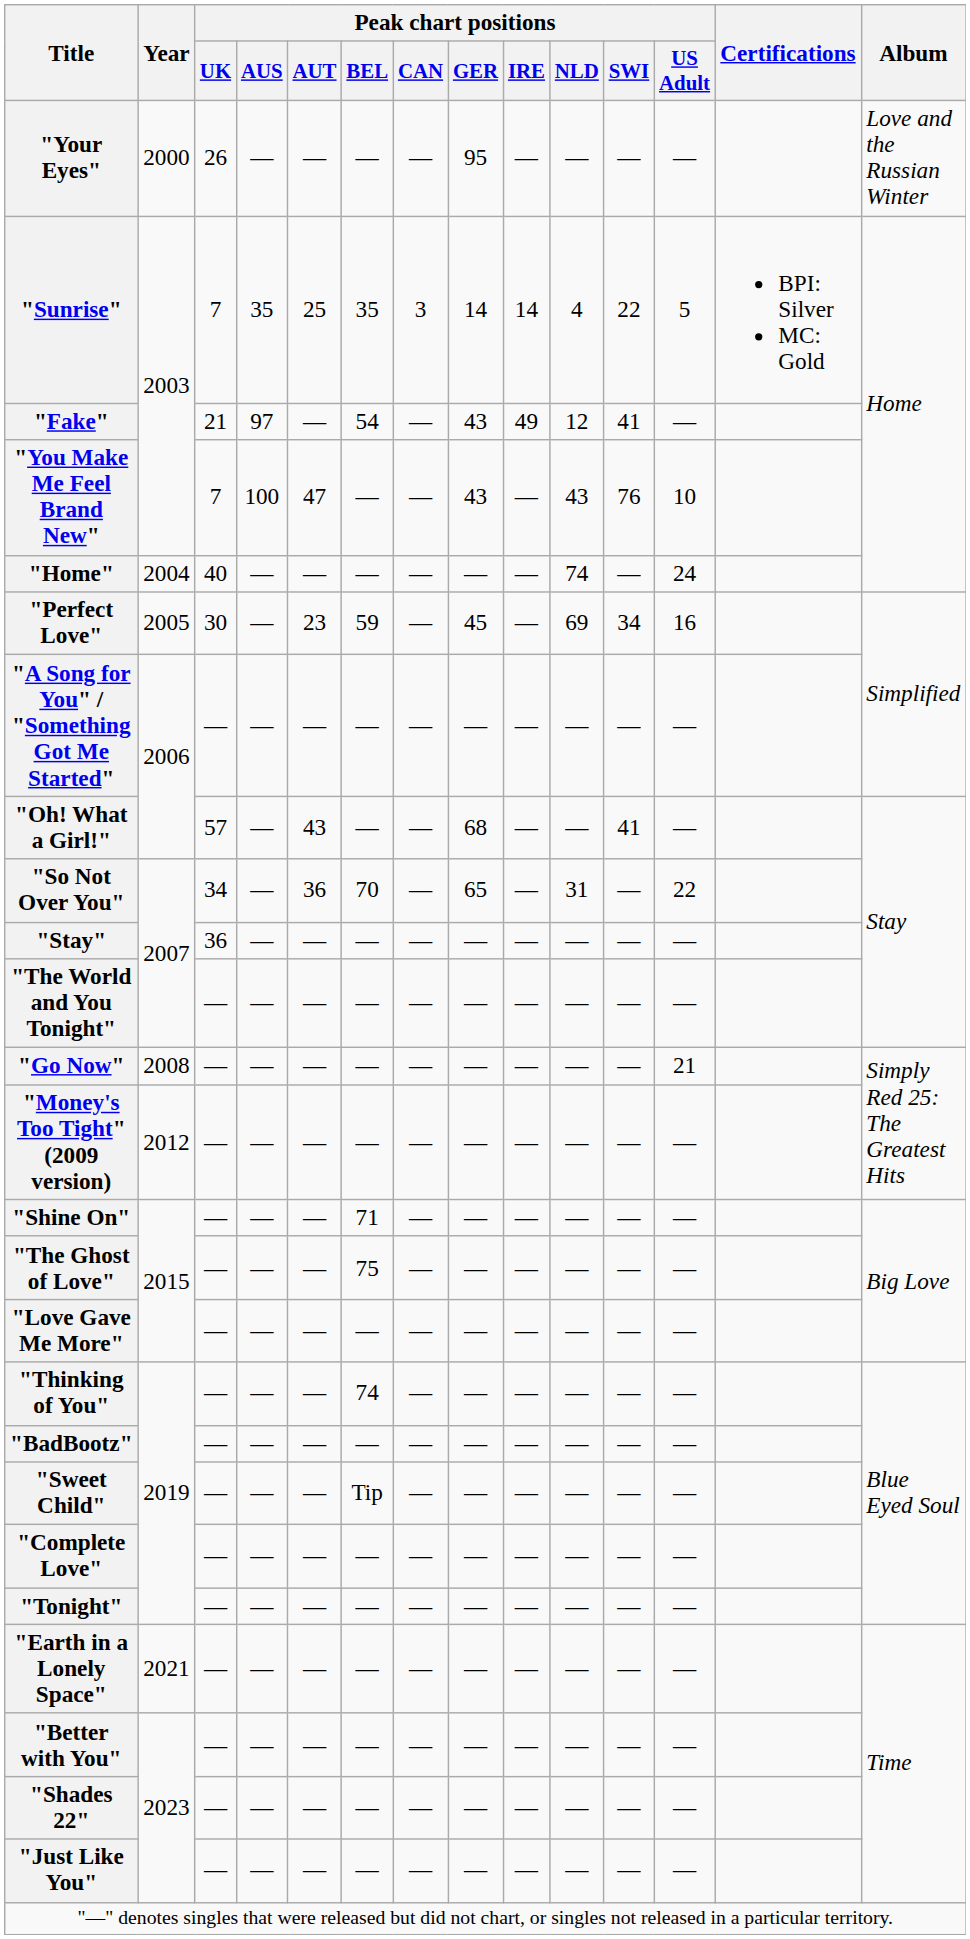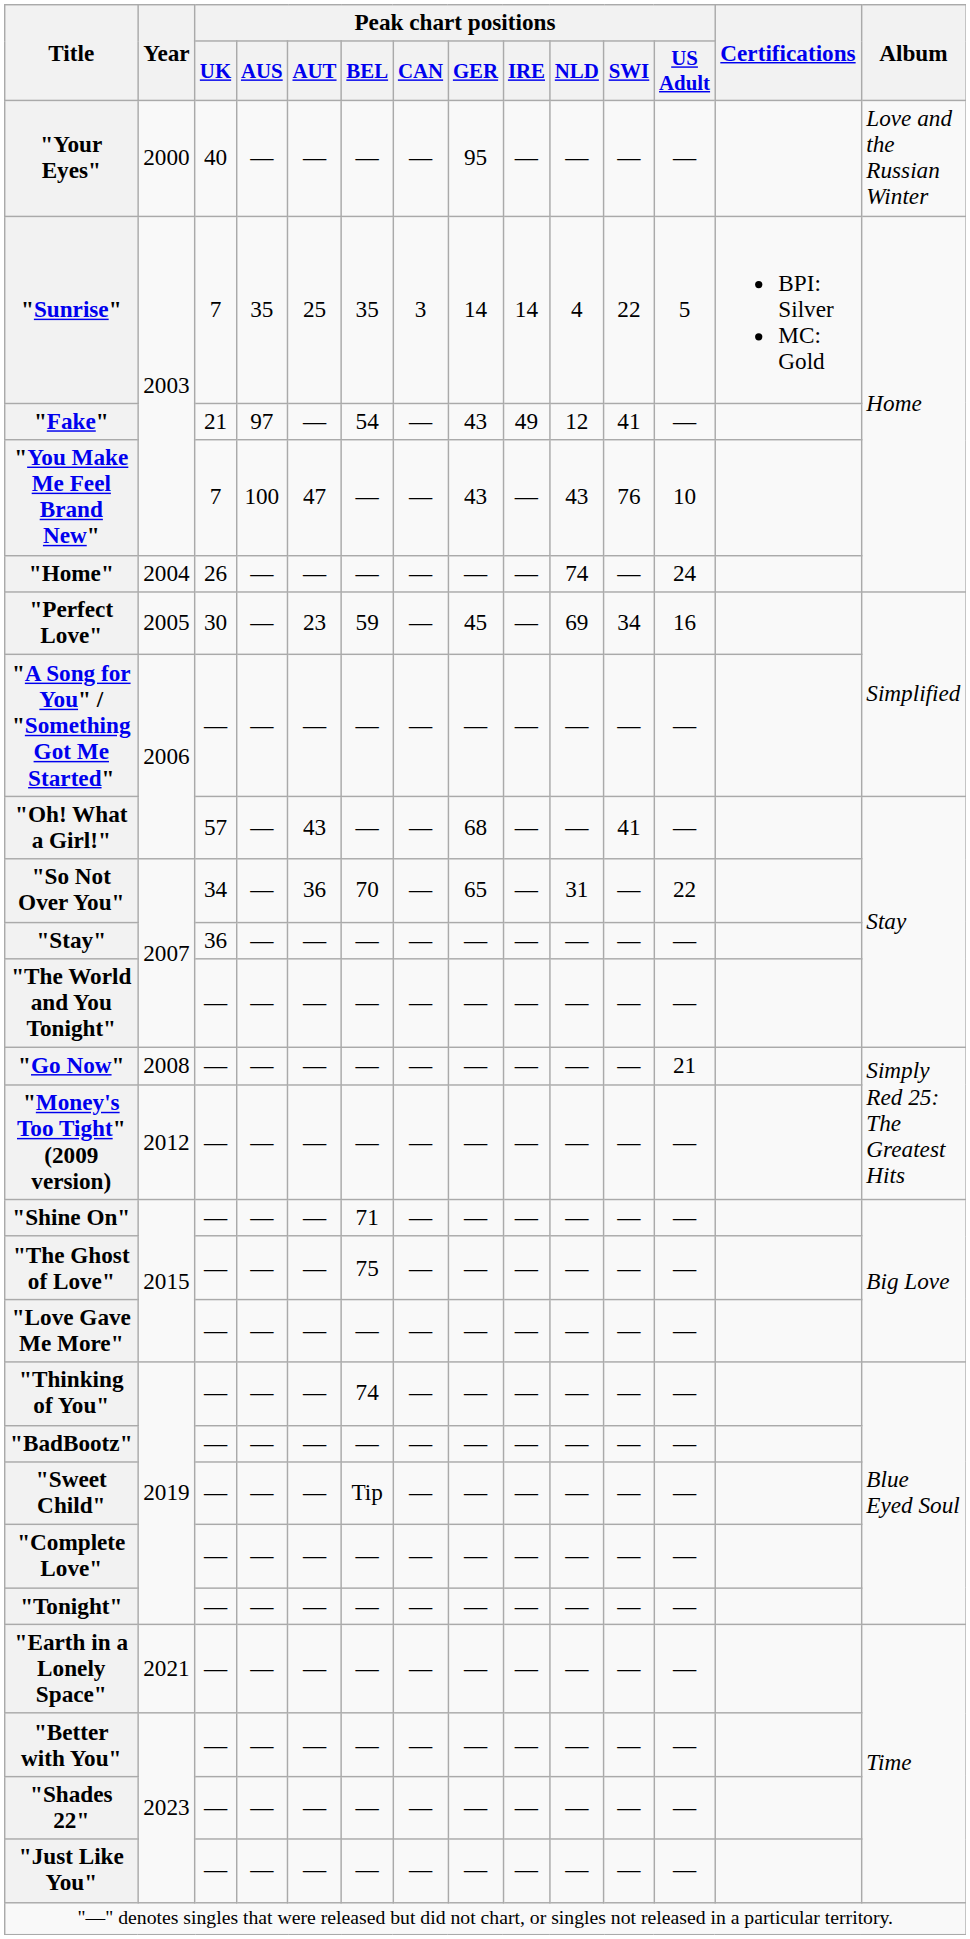(215, 157) 26 -> (215, 157) 40
(215, 573) 40 -> (215, 573) 26
